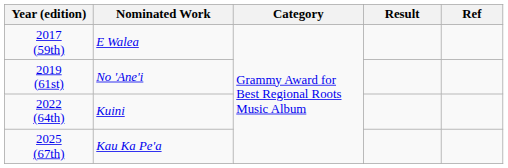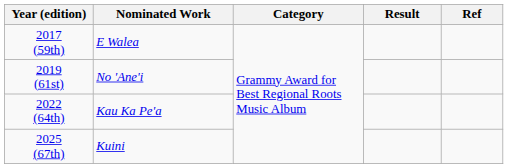(111, 111) Kuini -> (129, 111) Kau Ka Pe'a
(129, 146) Kau Ka Pe'a -> (111, 146) Kuini
